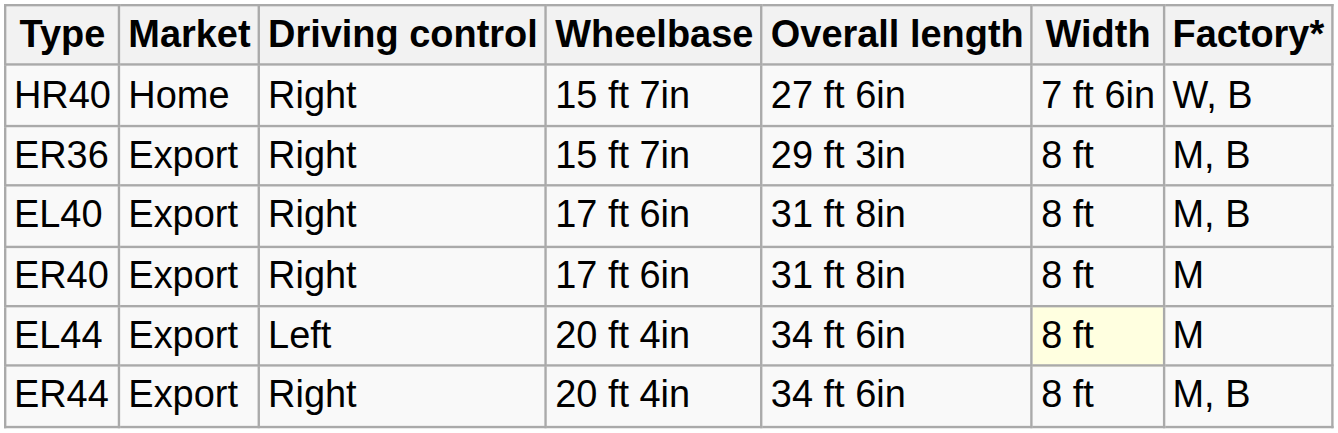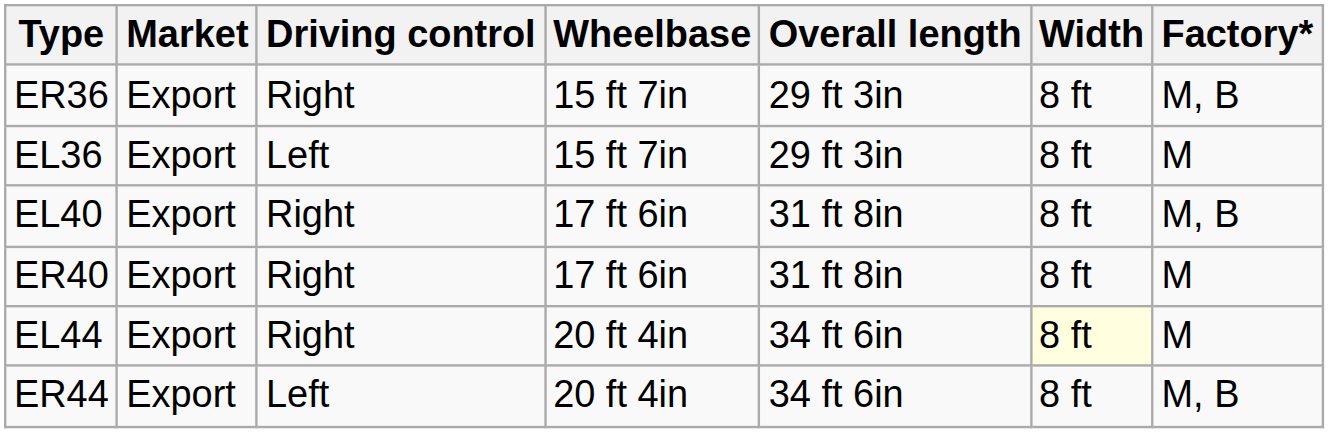- row: (62, 94)
+ row: (58, 154)
(300, 335) Left -> (310, 335) Right
(312, 395) Right -> (298, 395) Left
